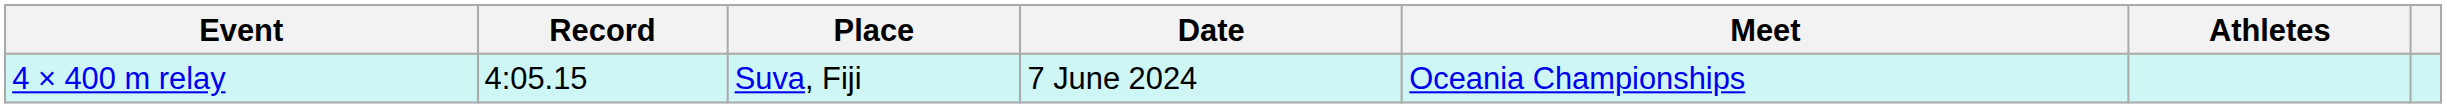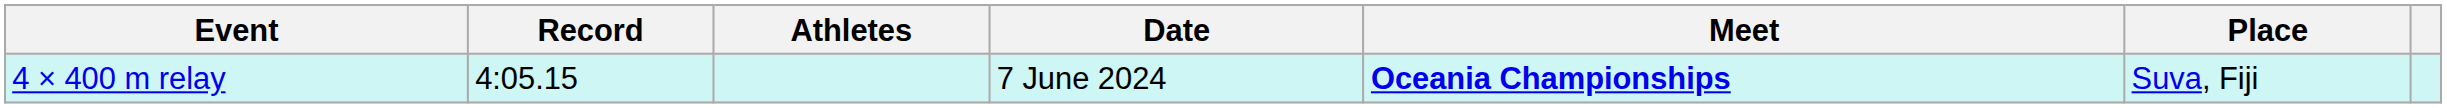columns swapped: (2270, 30) <-> (874, 30)
(1577, 78) normal -> (1551, 78) bold
